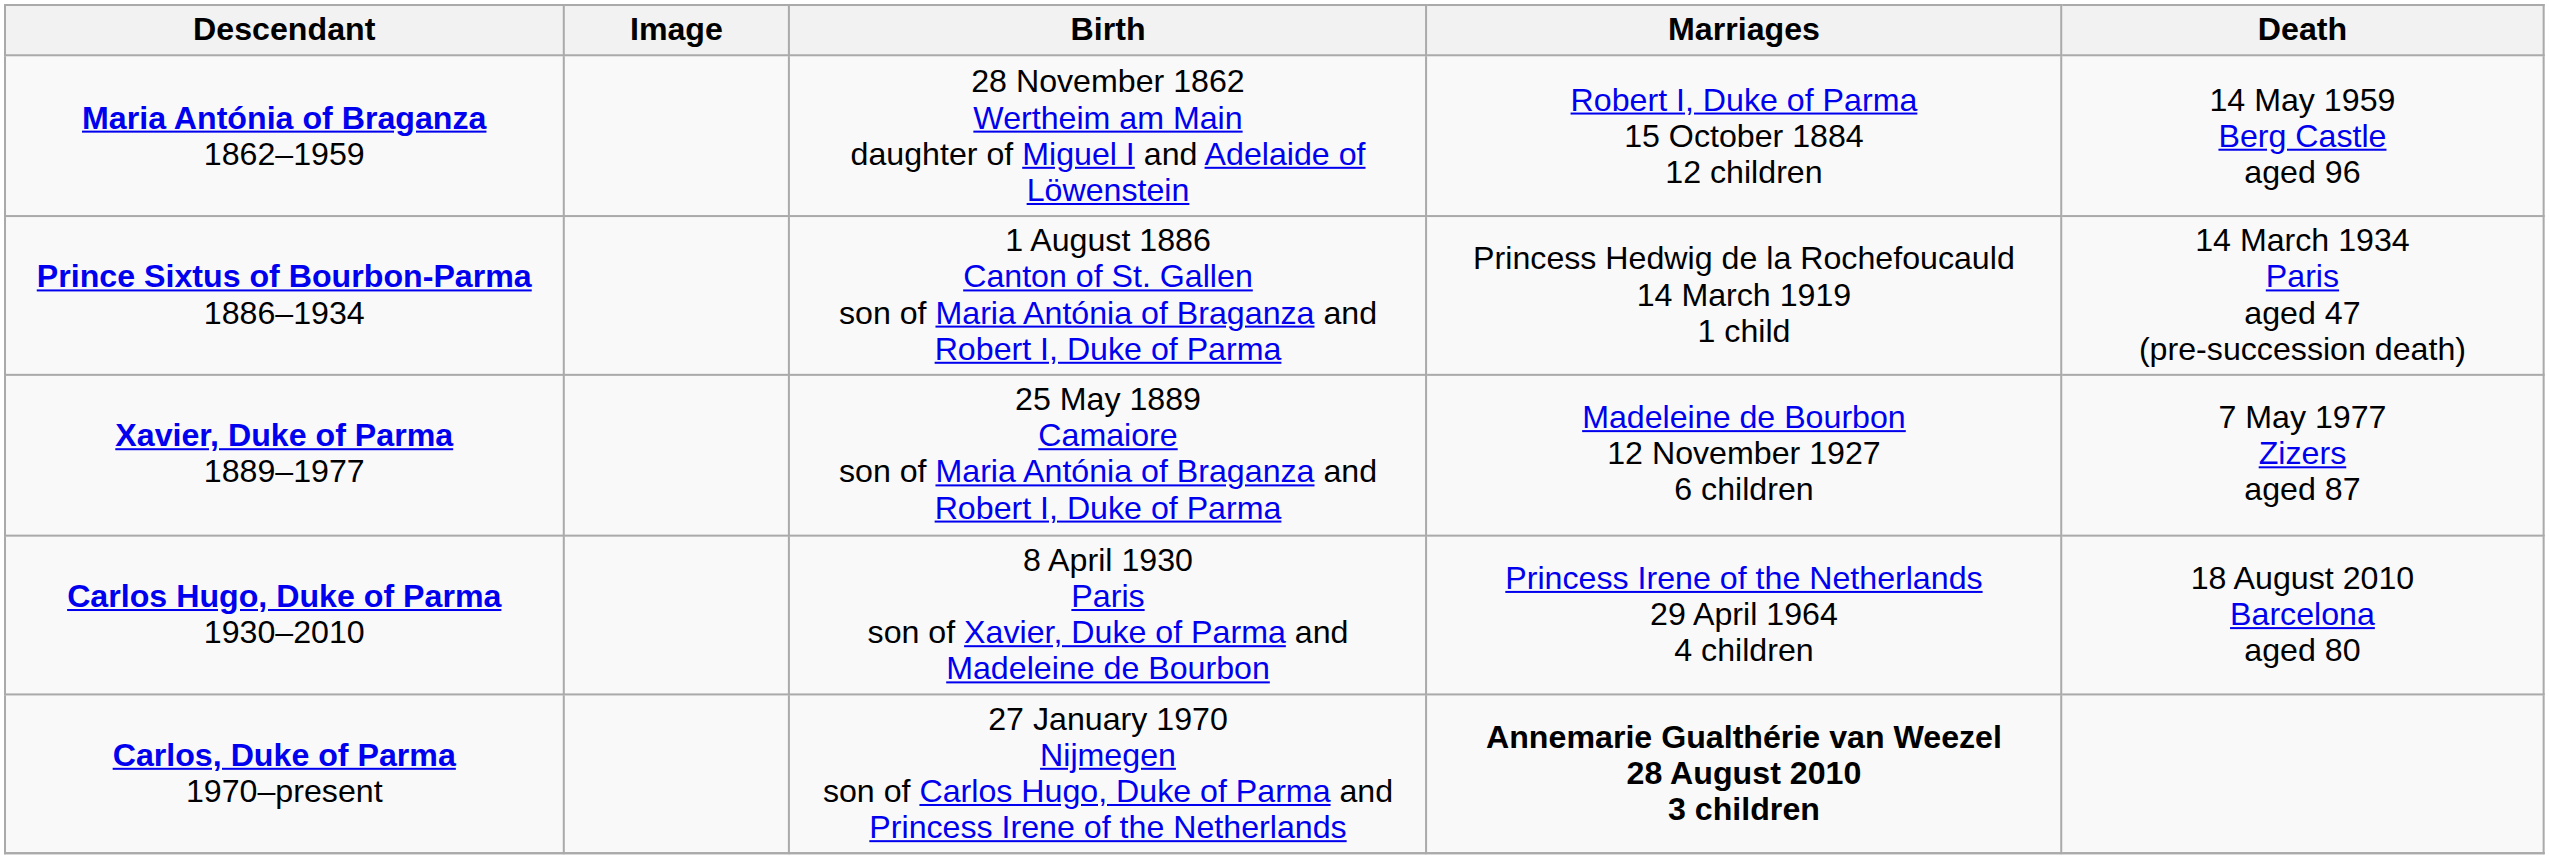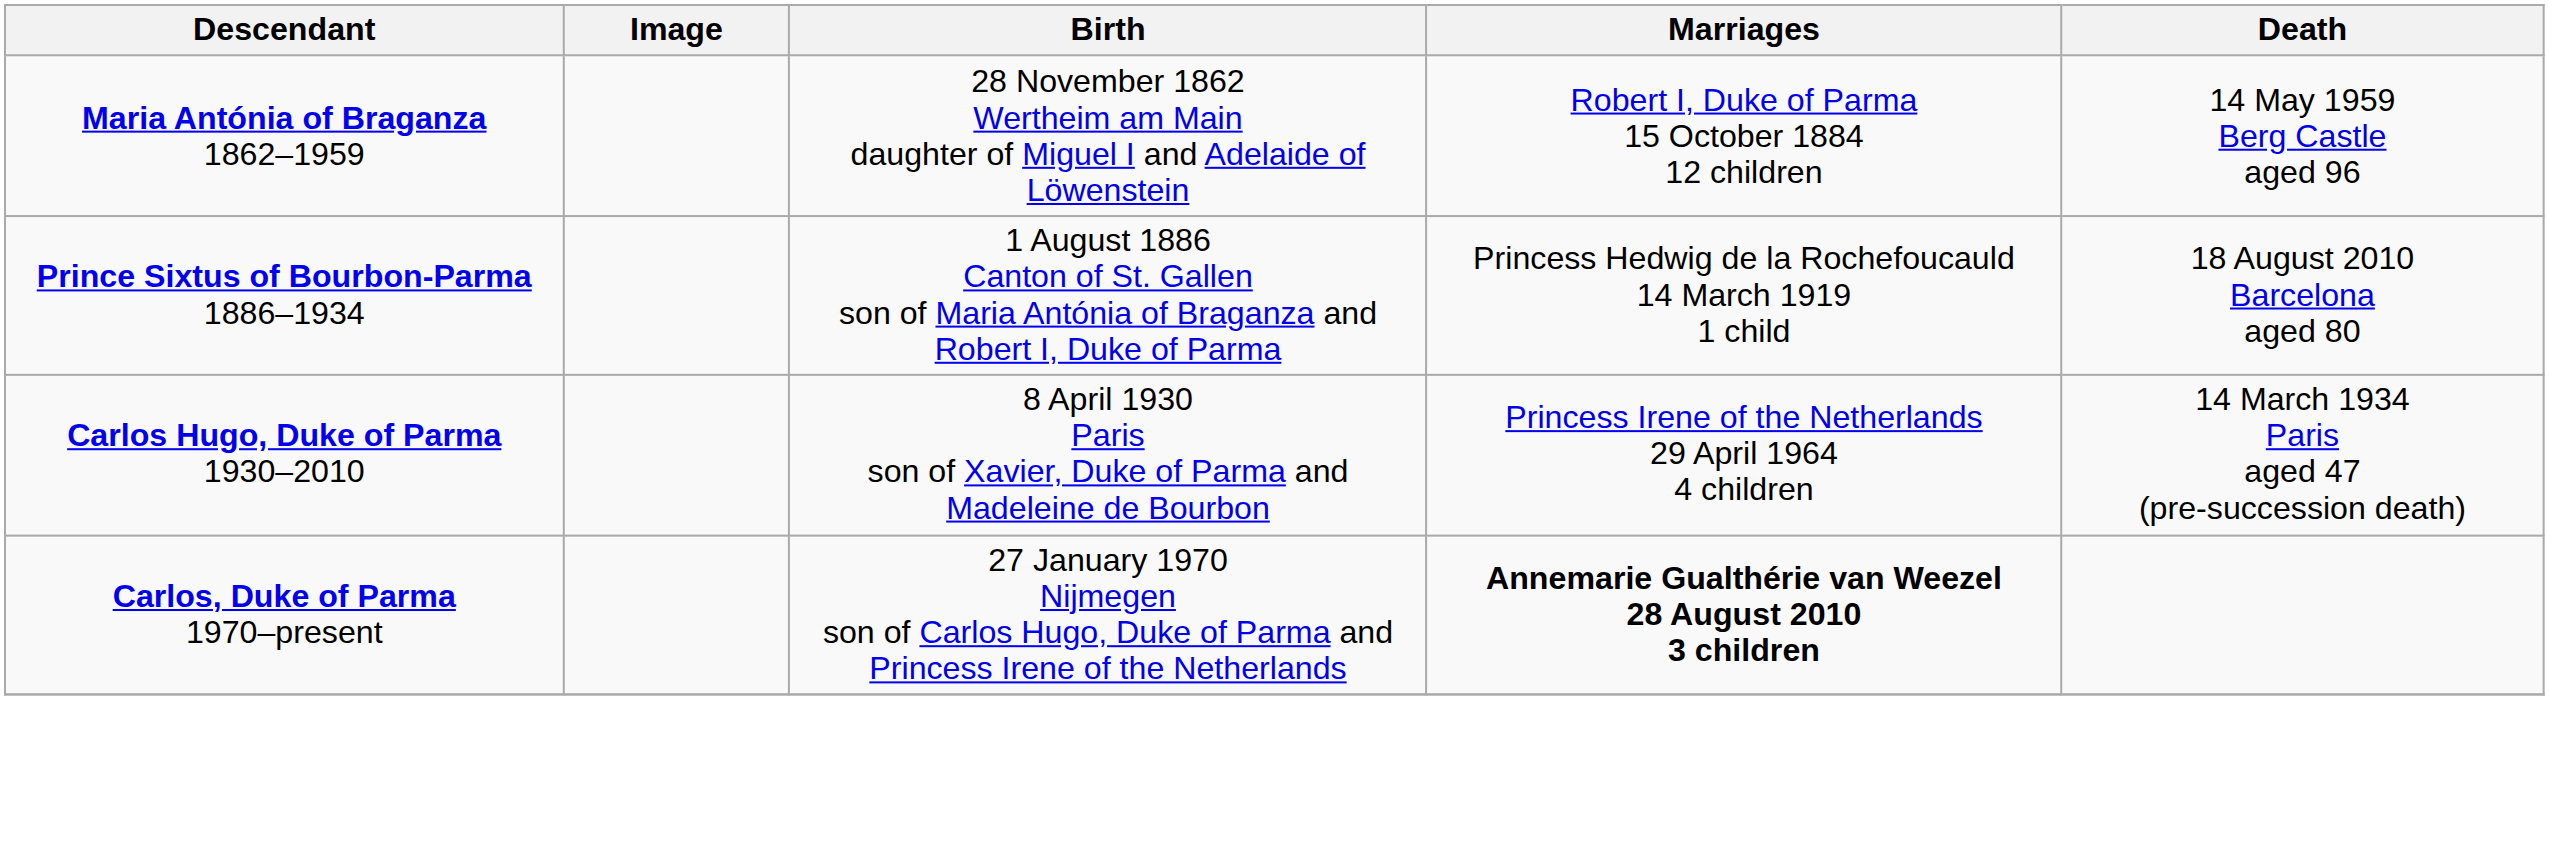(2302, 294) 14 March 1934 Paris aged 47 (pre-succession death) -> (2302, 294) 18 August 2010 Barcelona aged 80
- row: (284, 454)
(2302, 613) 18 August 2010 Barcelona aged 80 -> (2302, 454) 14 March 1934 Paris aged 47 (pre-succession death)
